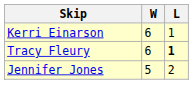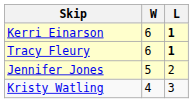(171, 32) normal -> (171, 32) bold
+ row: (55, 88)
